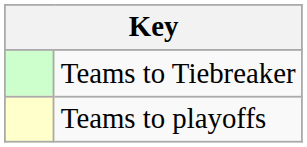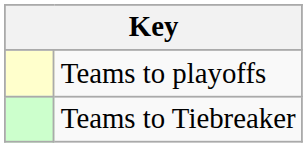rows swapped: (164, 118) <-> (178, 73)
